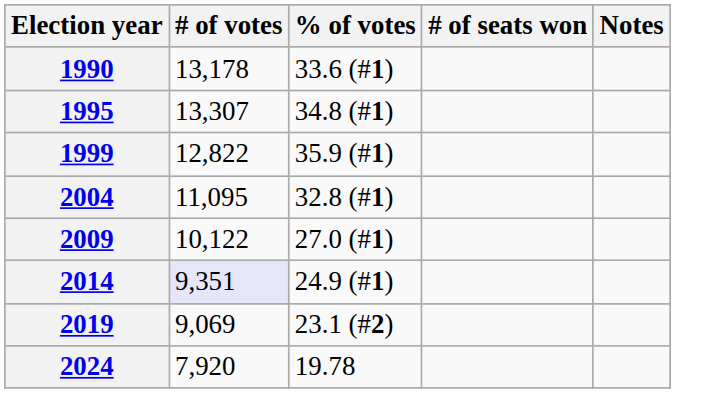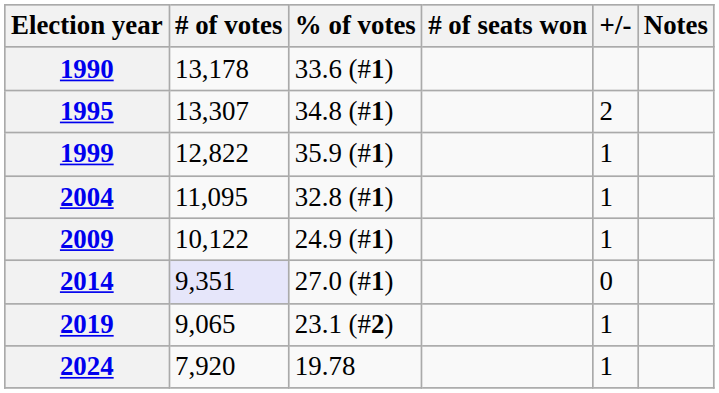+ column: (615, 25)
(344, 238) 27.0 (#1) -> (344, 238) 24.9 (#1)
(344, 281) 24.9 (#1) -> (344, 281) 27.0 (#1)
(205, 324) 9,069 -> (205, 324) 9,065
